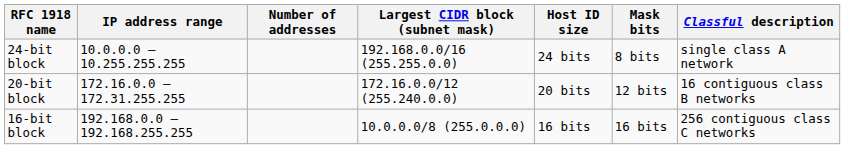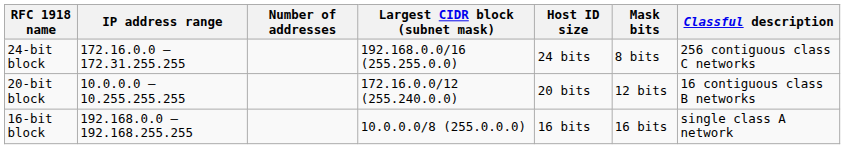(133, 57) 10.0.0.0 – 10.255.255.255 -> (133, 57) 172.16.0.0 – 172.31.255.255
(733, 57) single class A network -> (756, 57) 256 contiguous class C networks
(133, 91) 172.16.0.0 – 172.31.255.255 -> (133, 91) 10.0.0.0 – 10.255.255.255
(756, 126) 256 contiguous class C networks -> (733, 126) single class A network
